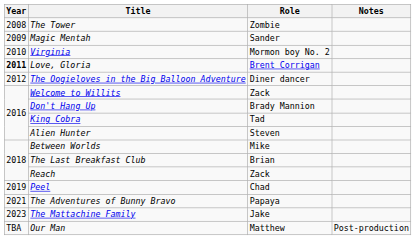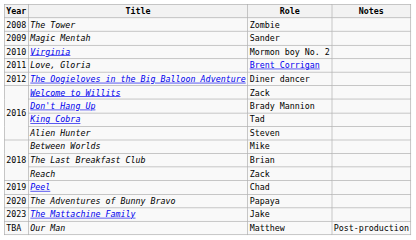(16, 65) bold -> (16, 65) normal
(16, 201) 2021 -> (16, 201) 2020
